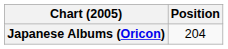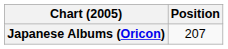(195, 34) 204 -> (195, 34) 207
